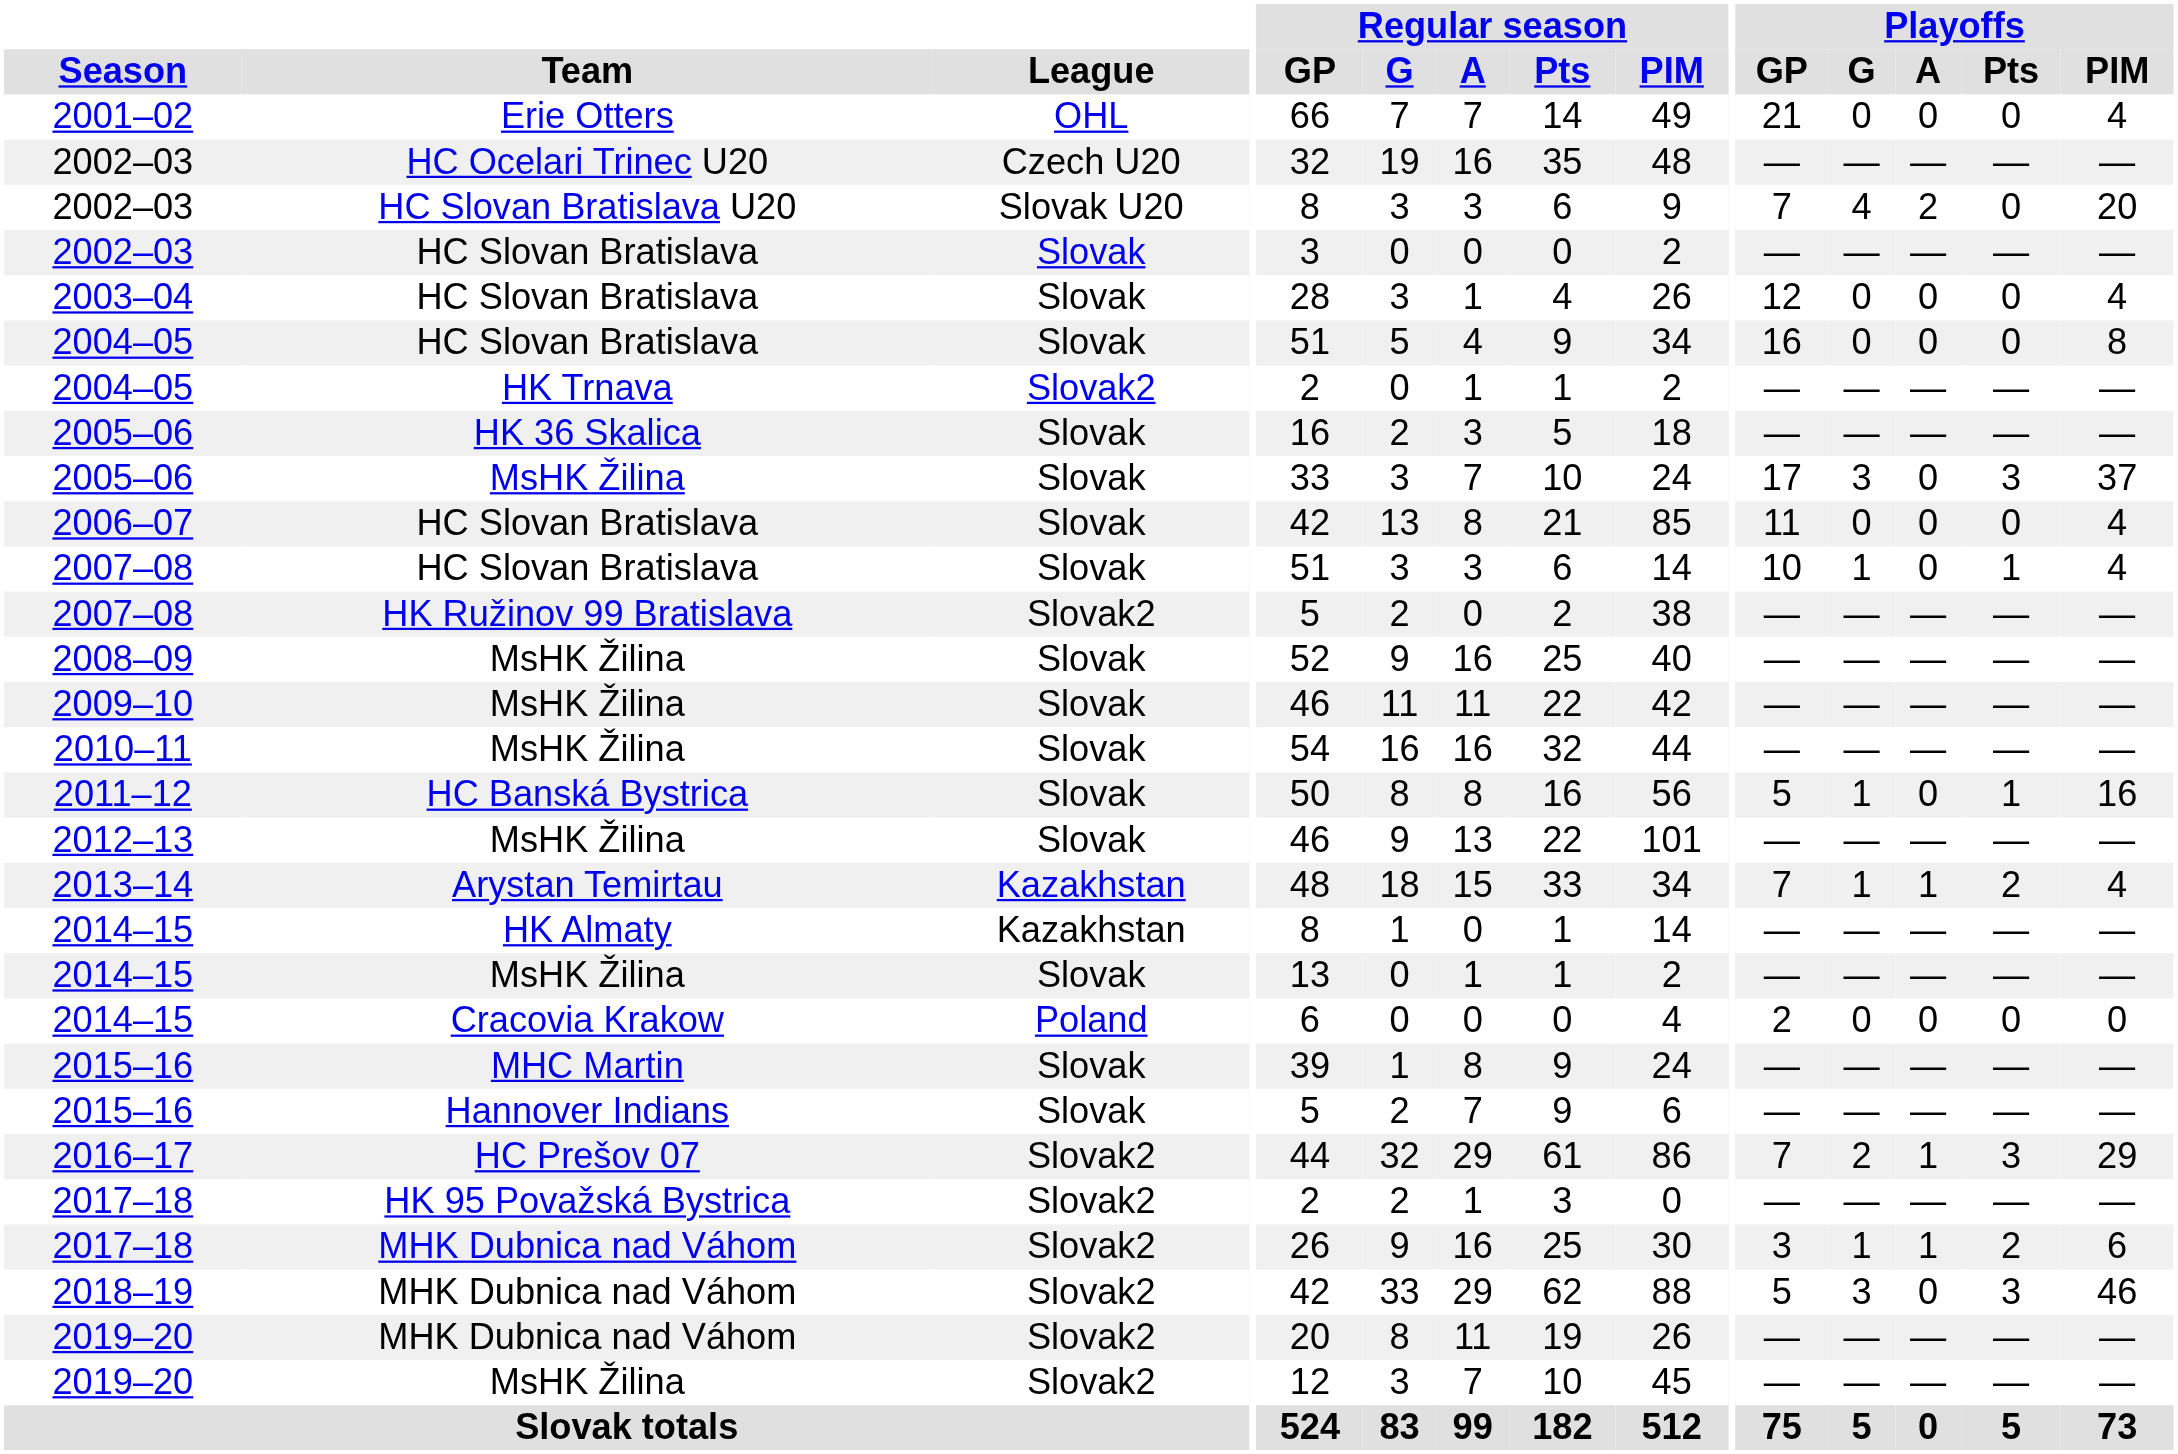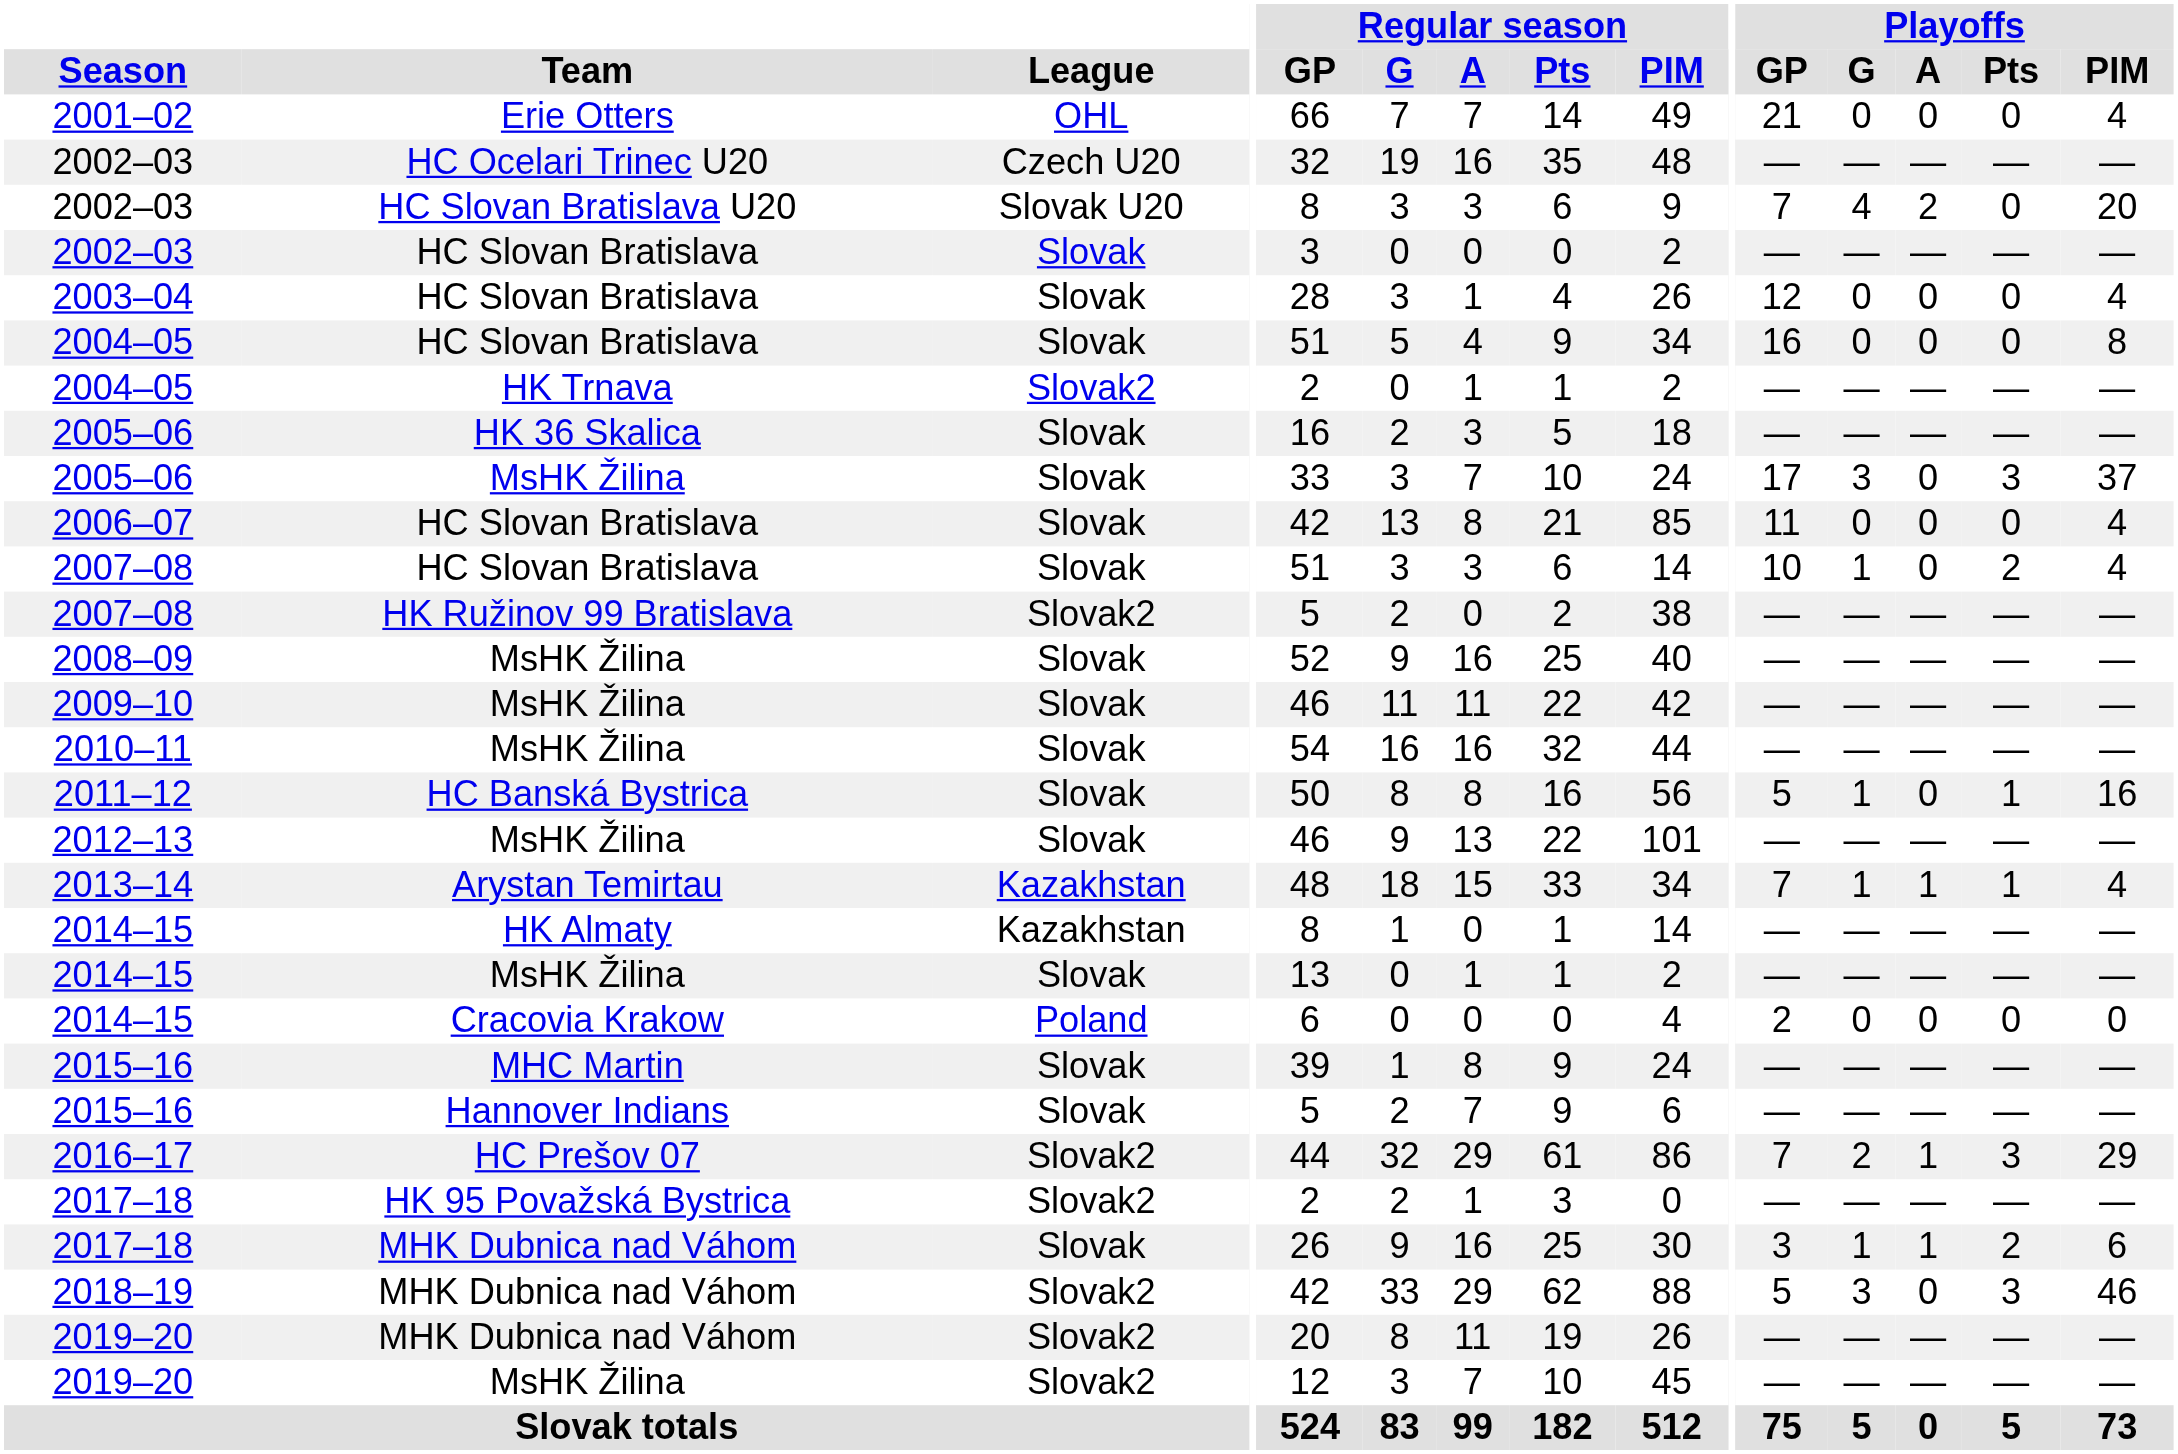(2011, 568) 1 -> (2011, 568) 2
(2011, 884) 2 -> (2011, 884) 1
(1091, 1246) Slovak2 -> (1091, 1246) Slovak
